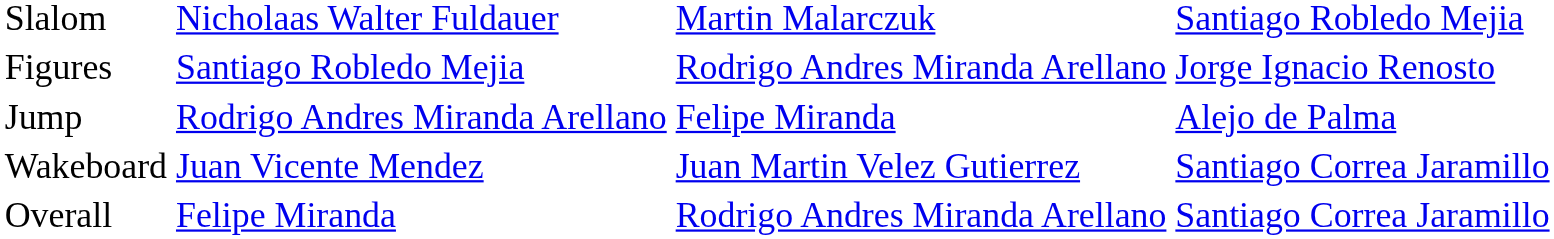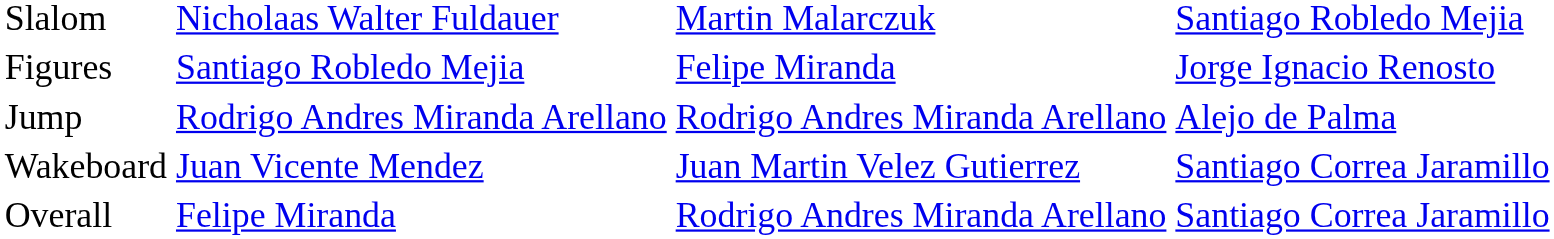(921, 67) Rodrigo Andres Miranda Arellano -> (786, 67) Felipe Miranda
(786, 116) Felipe Miranda -> (921, 116) Rodrigo Andres Miranda Arellano
